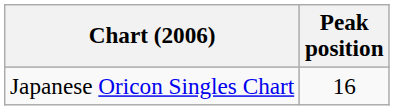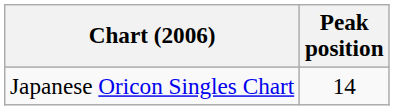(344, 85) 16 -> (344, 85) 14
